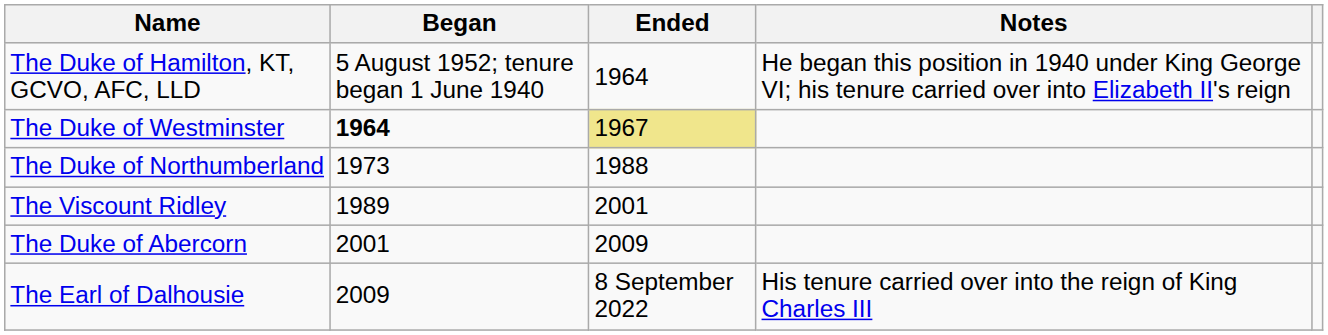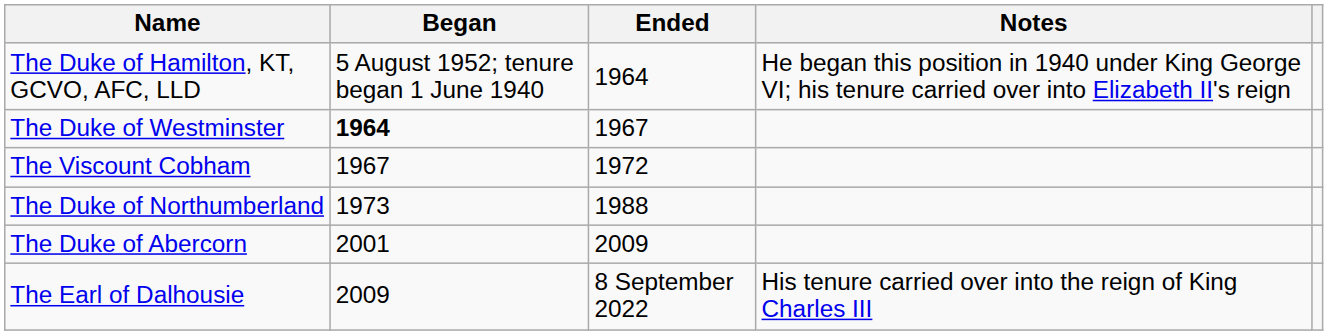(621, 128) khaki background -> (621, 128) no background
+ row: (130, 166)
- row: (118, 205)
